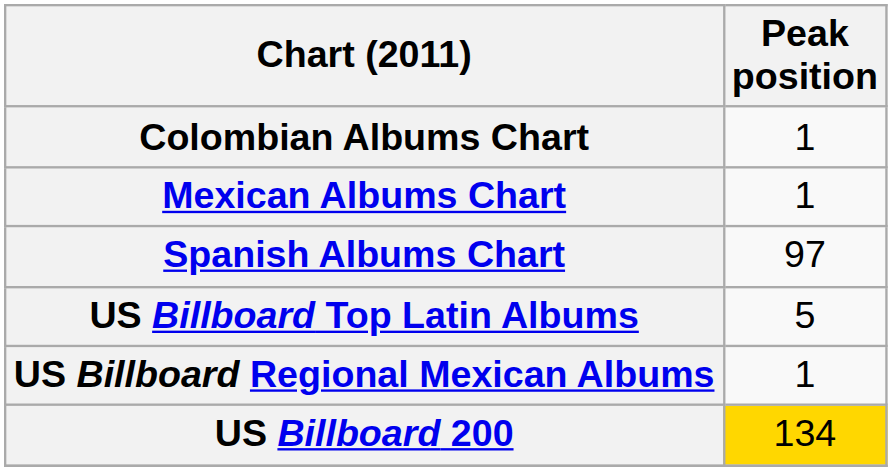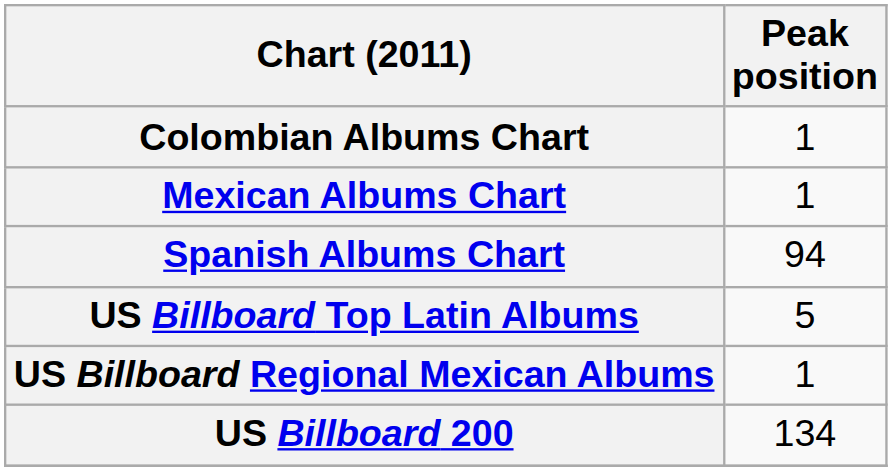(805, 255) 97 -> (805, 255) 94
(805, 434) gold background -> (805, 434) no background
